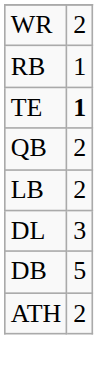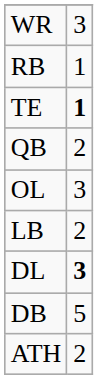(80, 25) 2 -> (80, 25) 3
+ row: (28, 189)
(80, 230) normal -> (80, 271) bold
